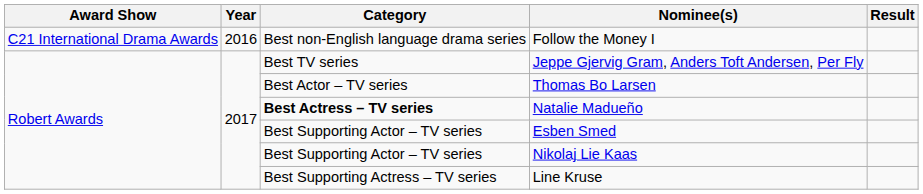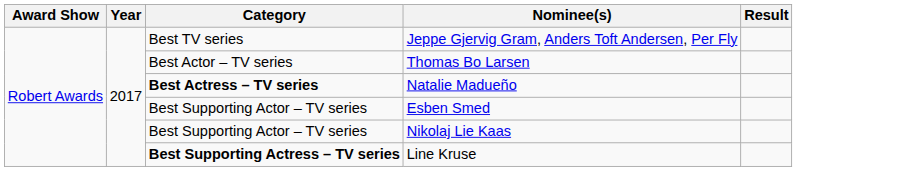- row: (594, 39)
(380, 177) normal -> (274, 154) bold
